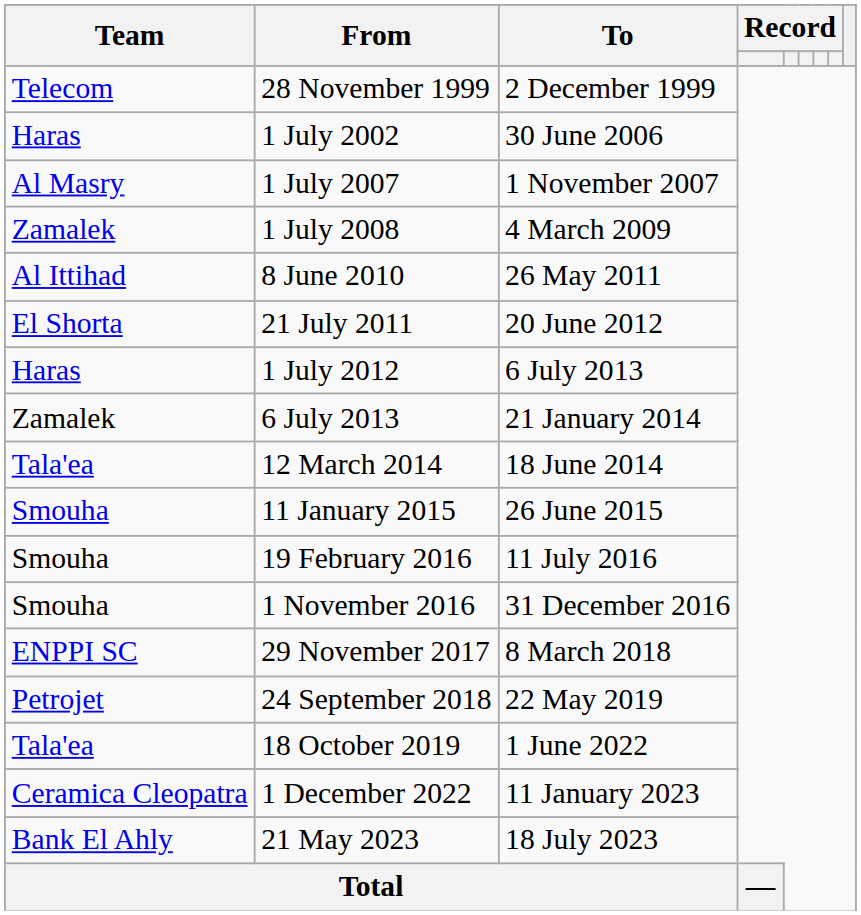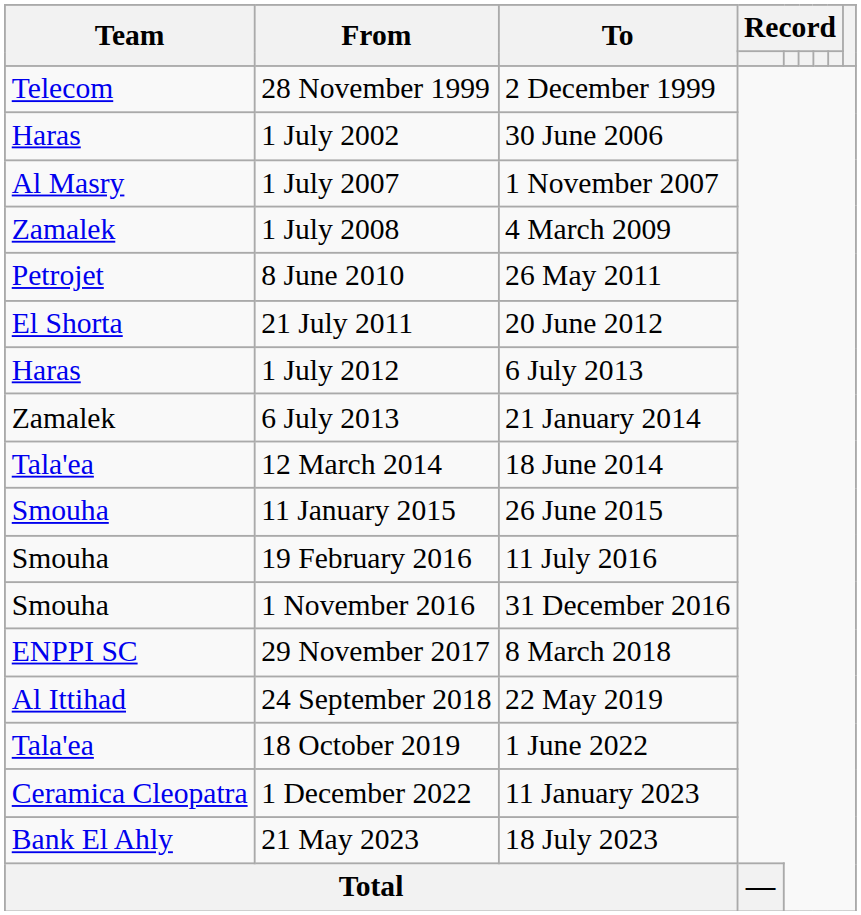(69, 276) Al Ittihad -> (58, 276) Petrojet
(58, 698) Petrojet -> (69, 698) Al Ittihad
